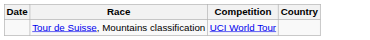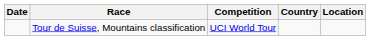+ column: (343, 12)
